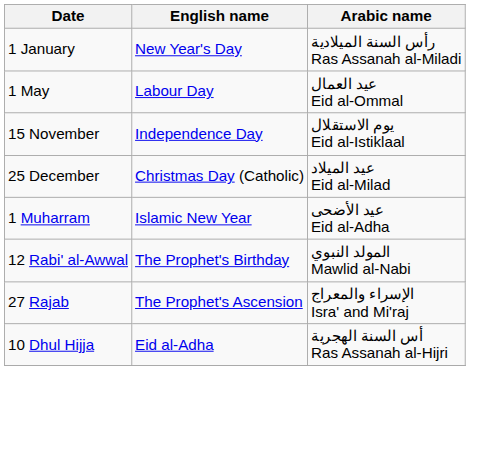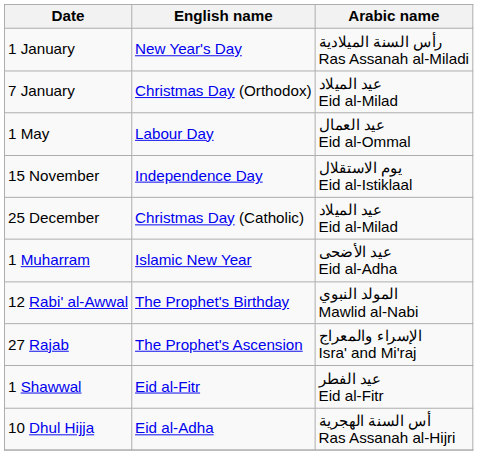+ row: (41, 91)
+ row: (45, 386)
